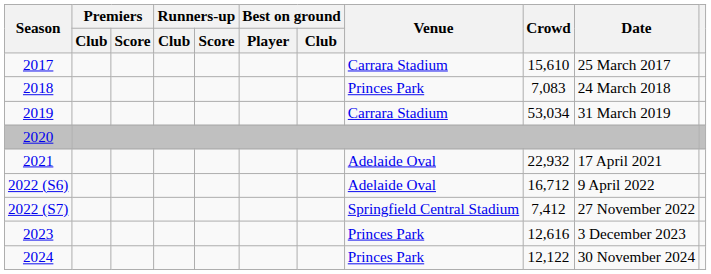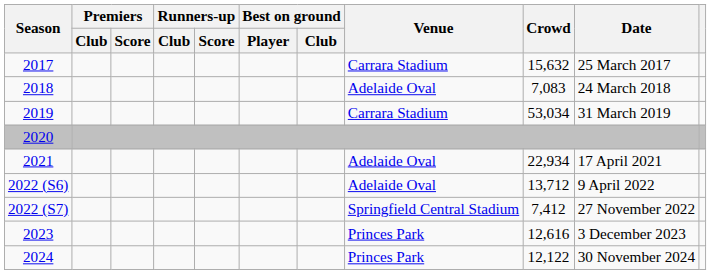(548, 64) 15,610 -> (548, 64) 15,632
(386, 88) Princes Park -> (392, 88) Adelaide Oval
(548, 161) 22,932 -> (548, 161) 22,934
(548, 185) 16,712 -> (548, 185) 13,712
